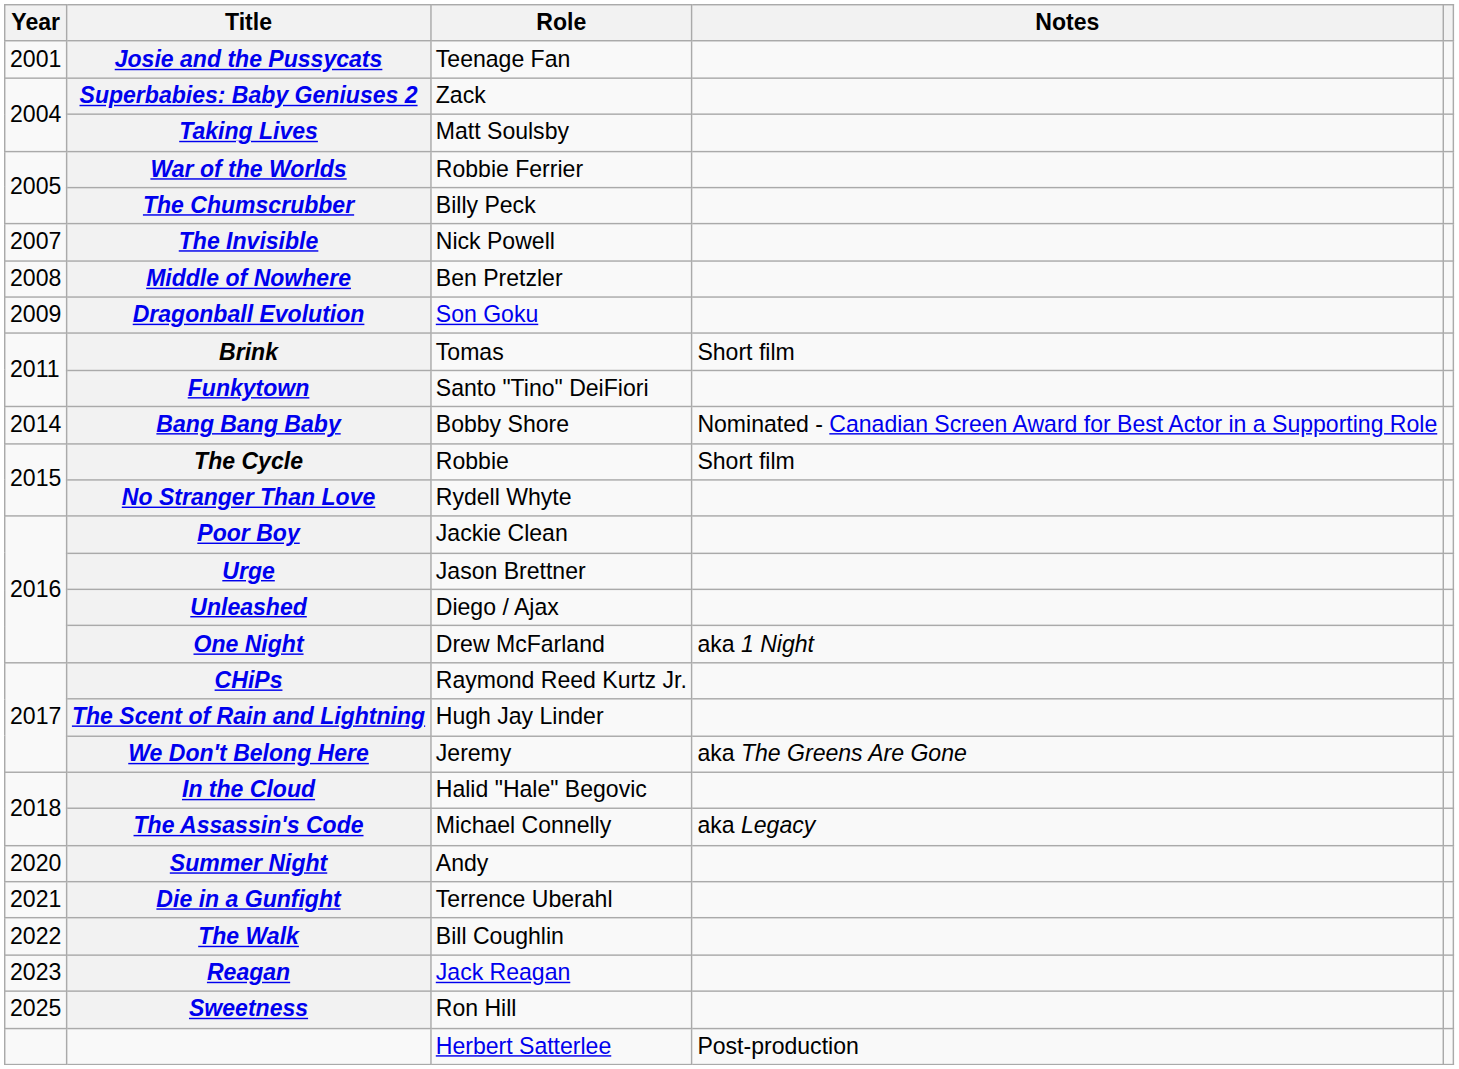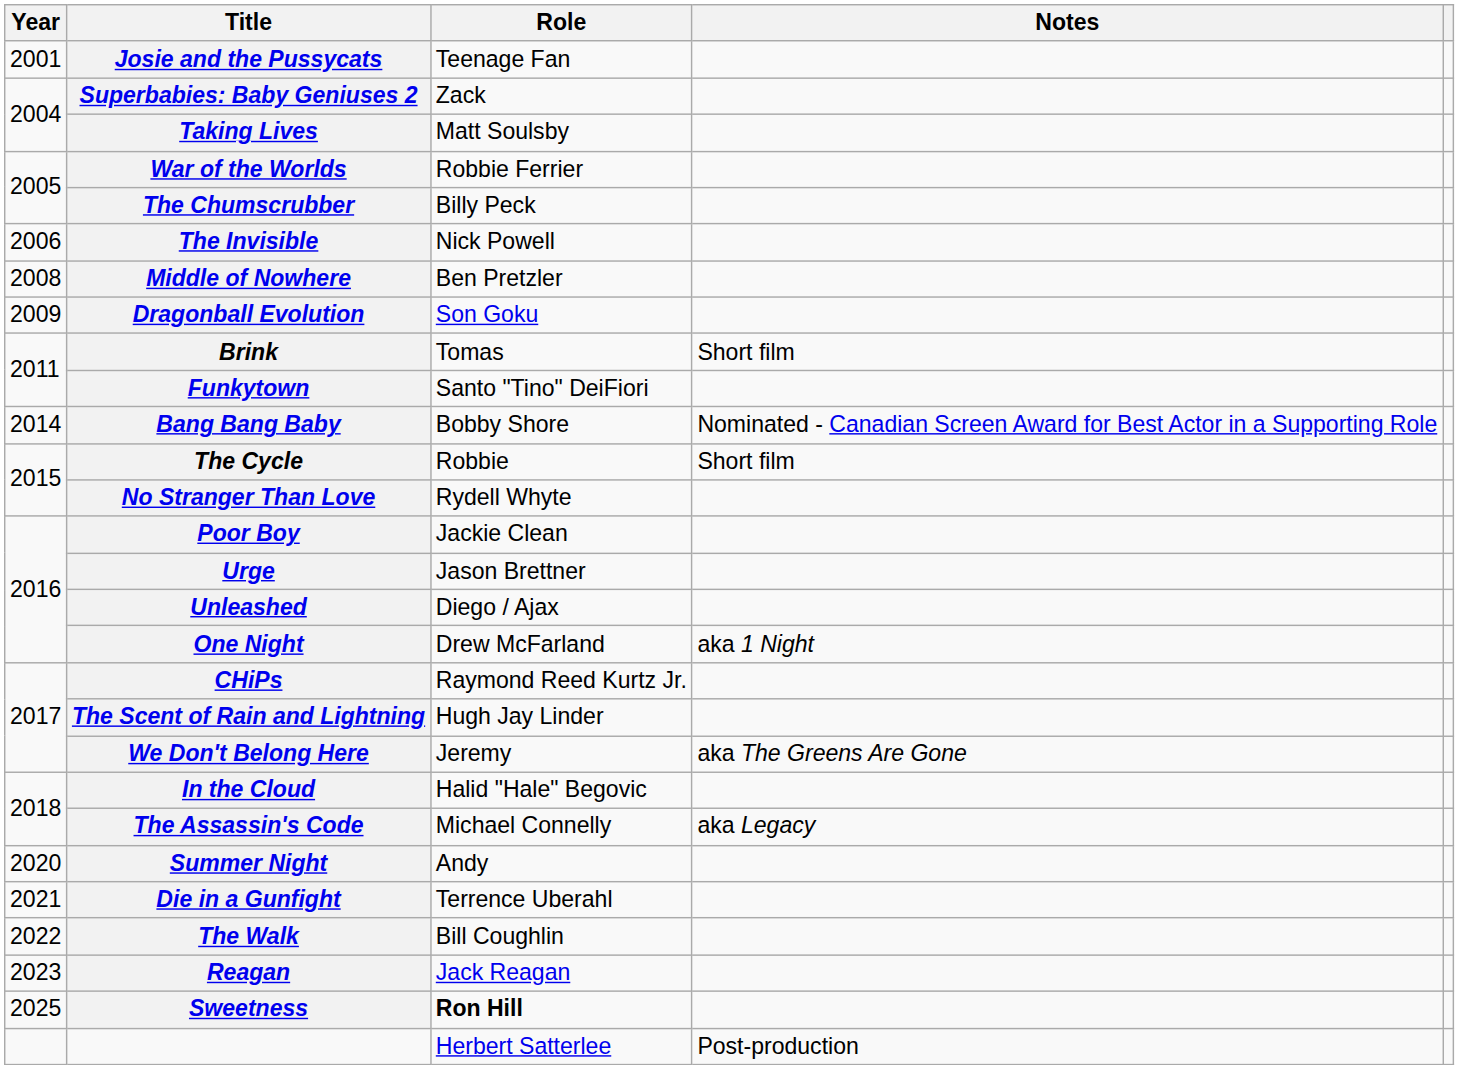(36, 242) 2007 -> (36, 242) 2006
(476, 1009) normal -> (479, 1009) bold
